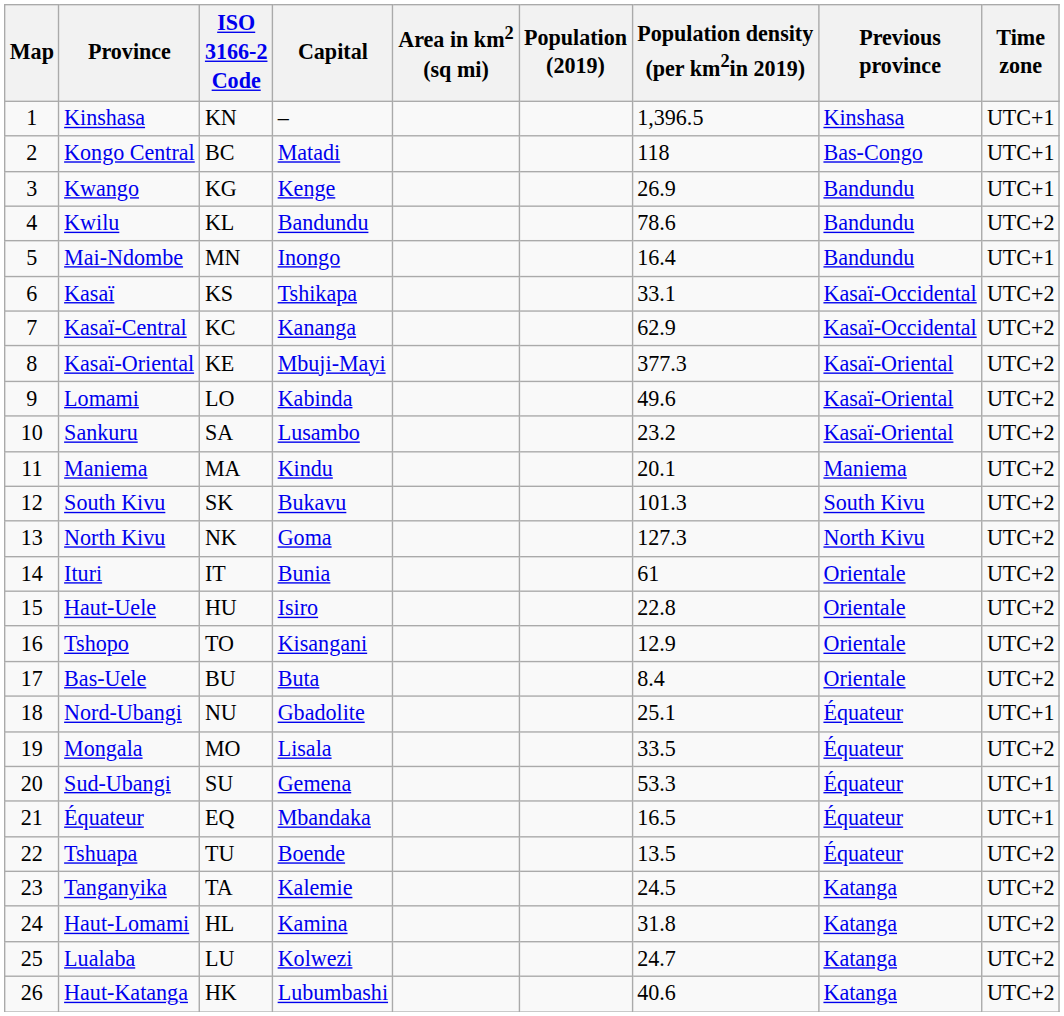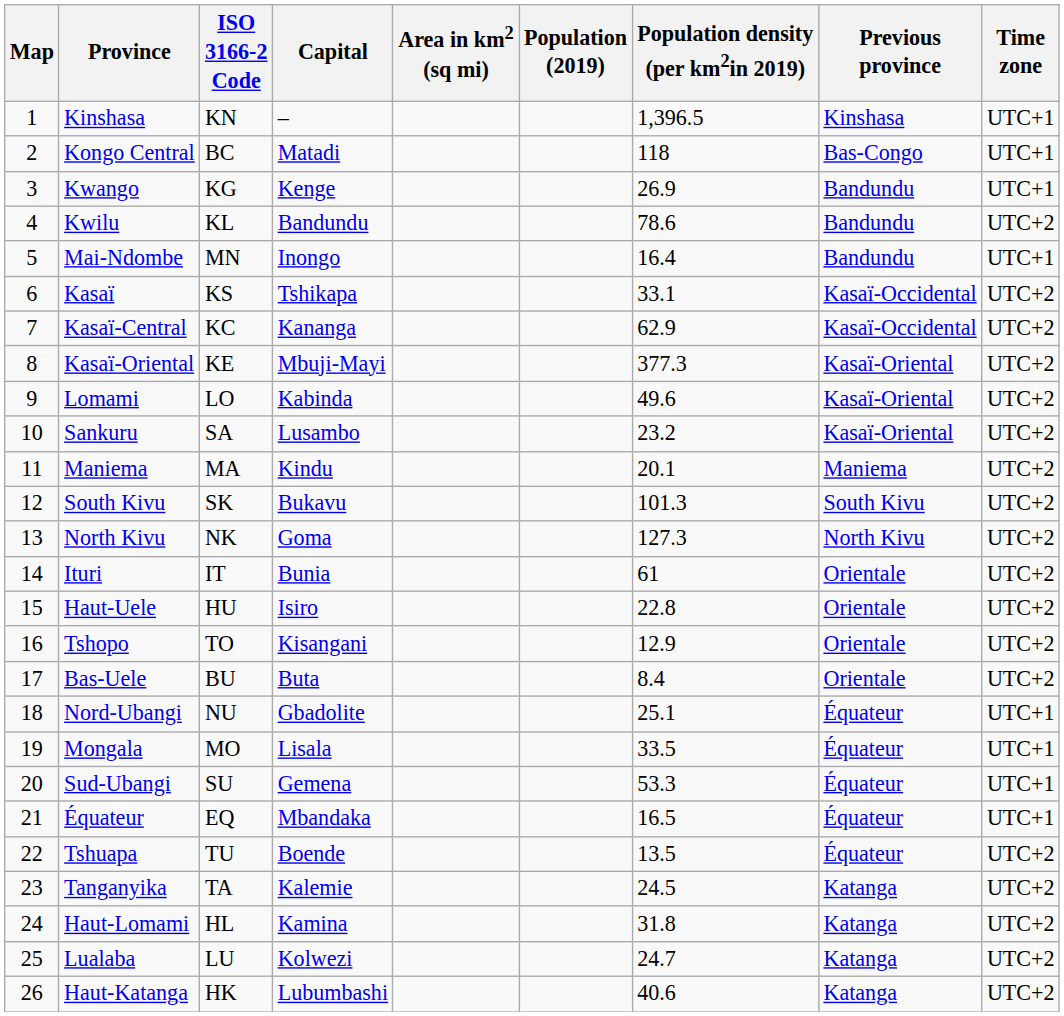(1021, 748) UTC+2 -> (1021, 748) UTC+1
